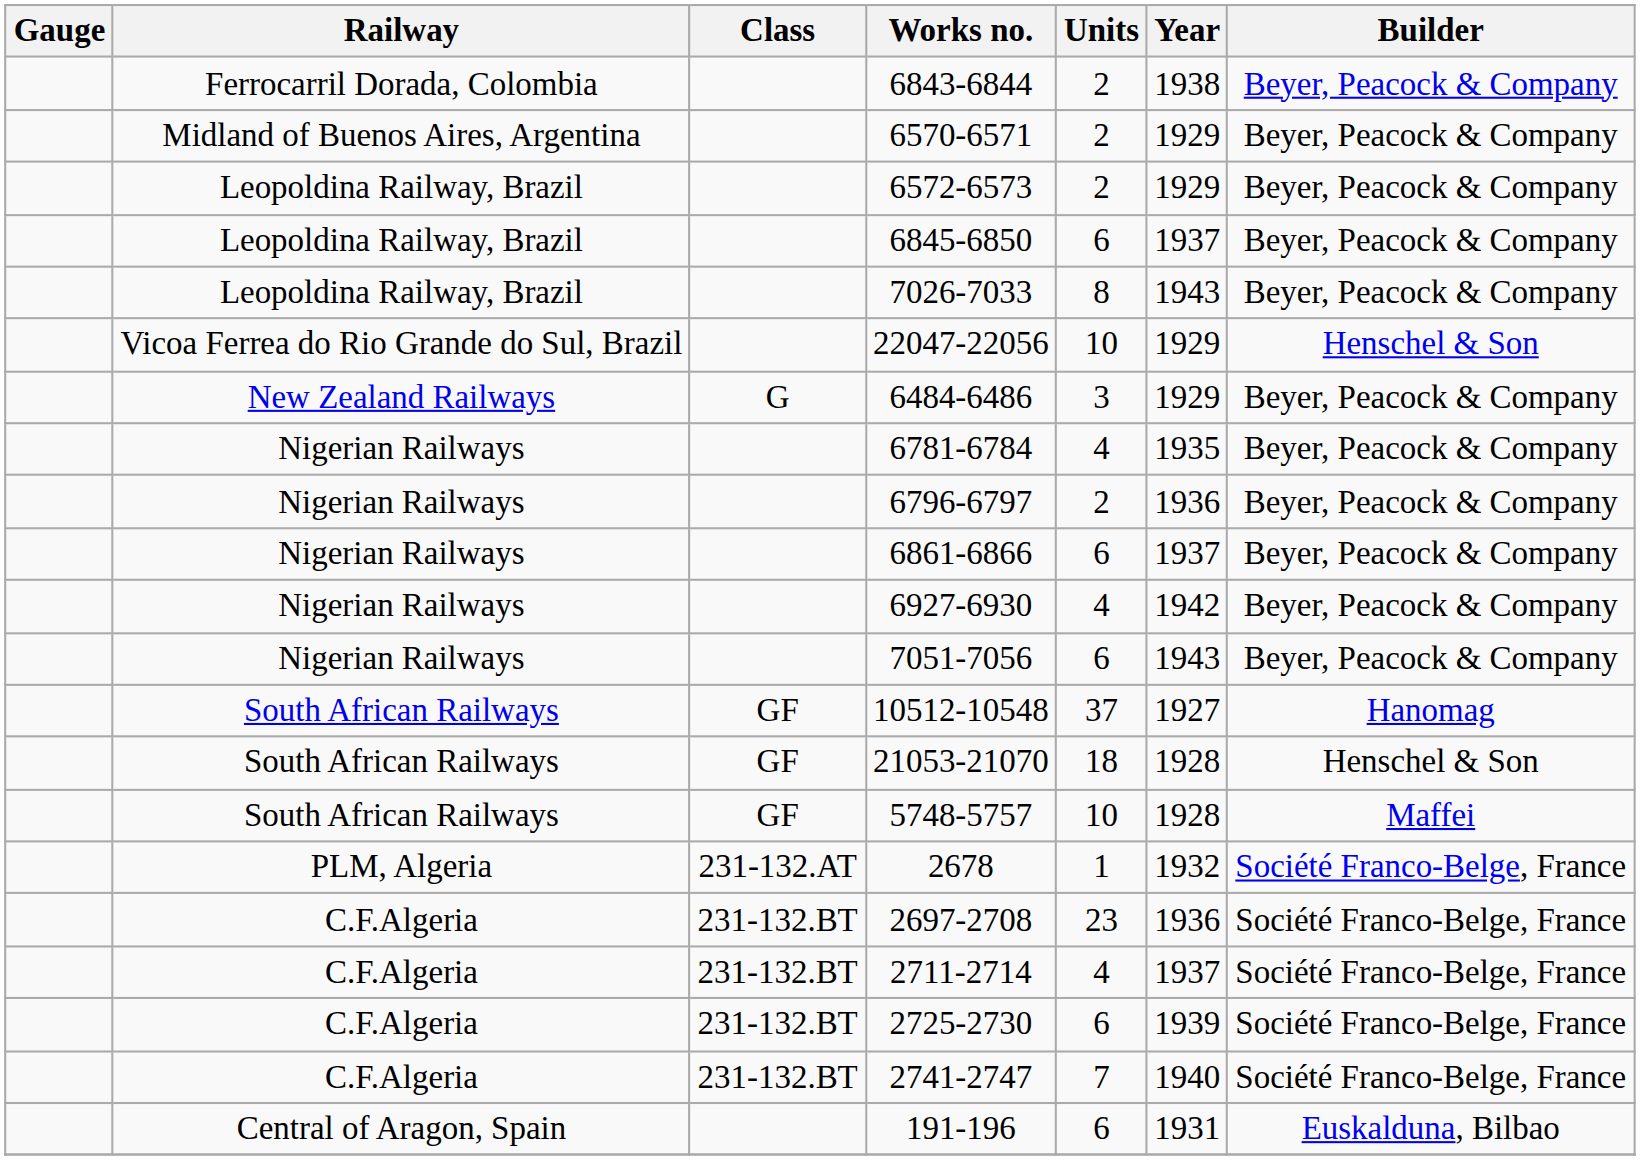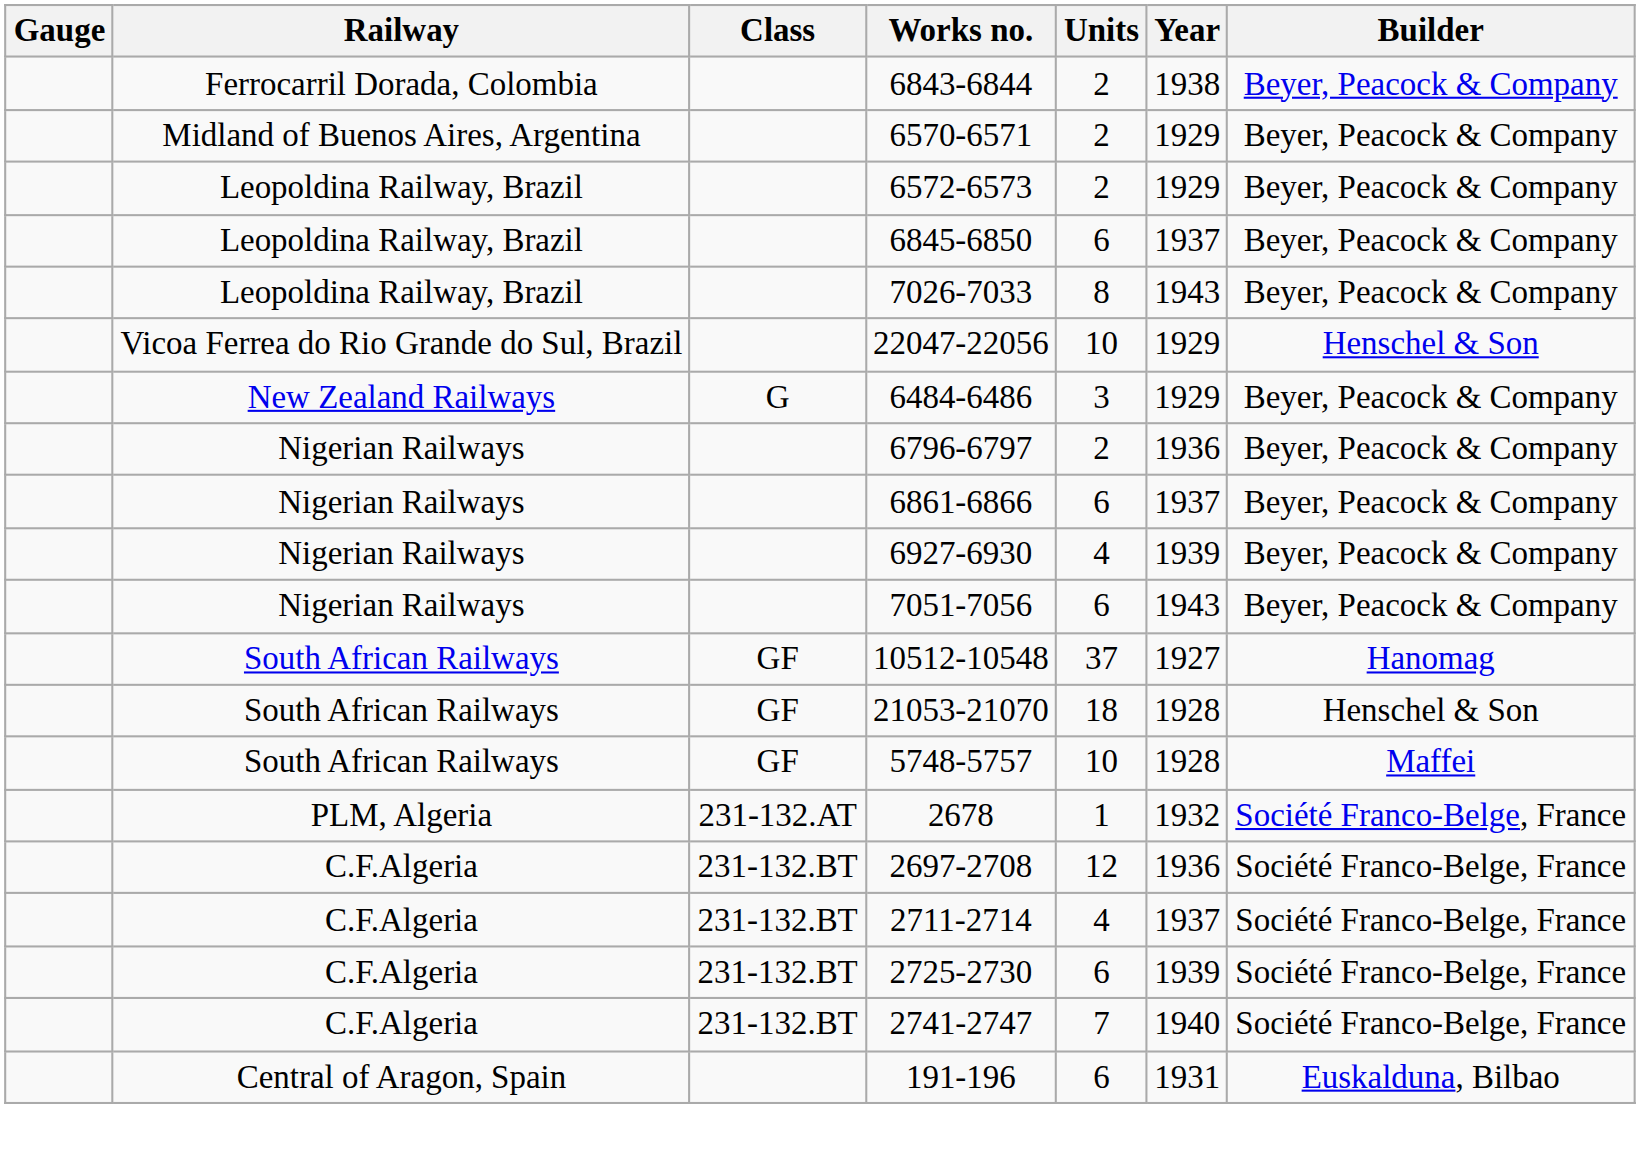- row: (961, 448)
(1187, 605) 1942 -> (1187, 553) 1939
(1101, 919) 23 -> (1101, 866) 12
